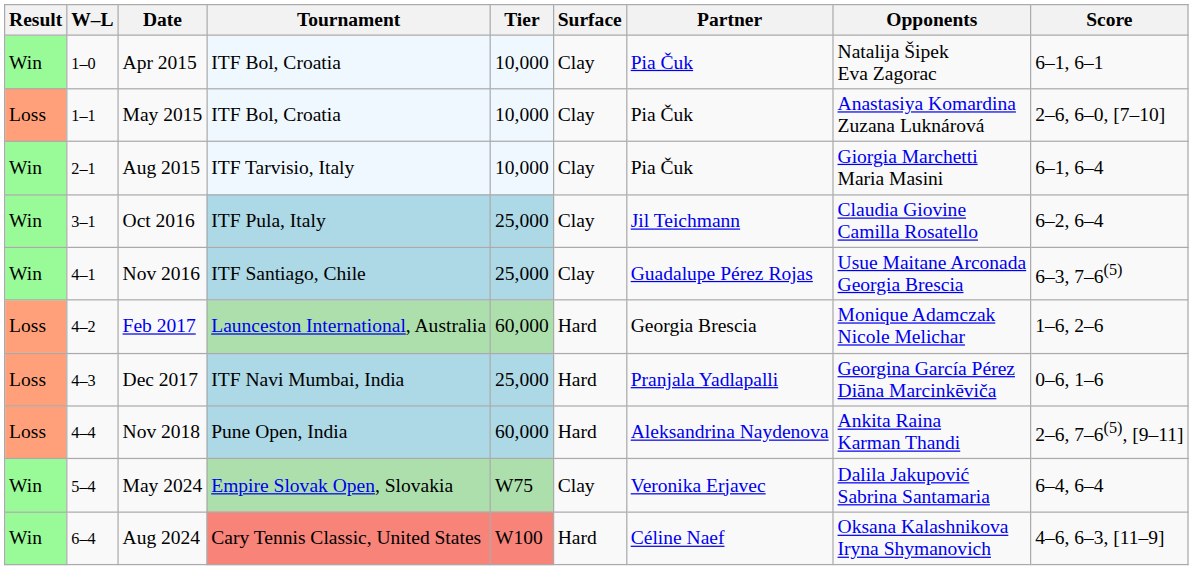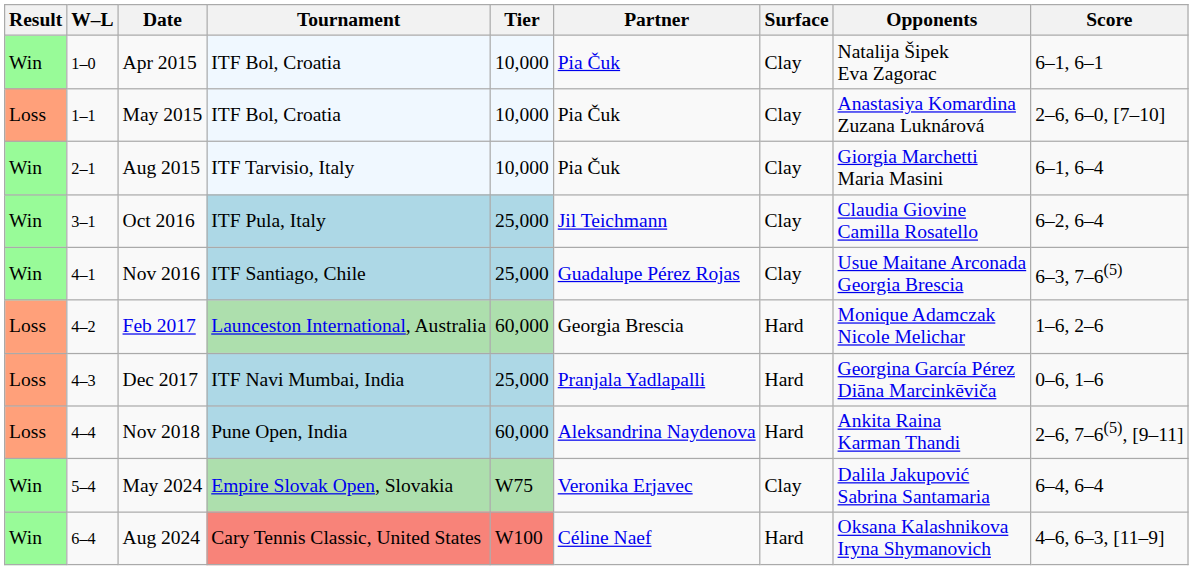columns swapped: (590, 19) <-> (730, 19)
